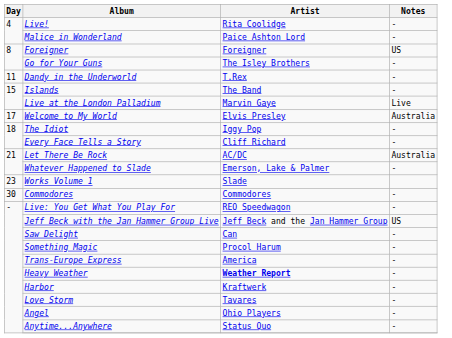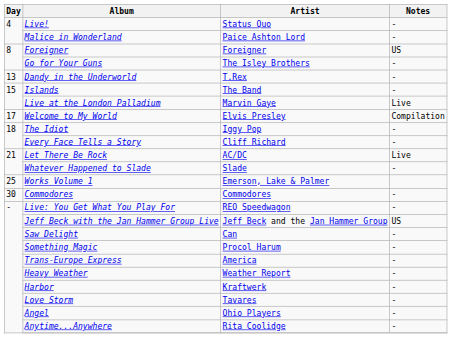(254, 24) Rita Coolidge -> (247, 24) Status Quo
(11, 77) 11 -> (11, 77) 13
(413, 116) Australia -> (418, 116) Compilation
(413, 155) Australia -> (401, 155) Live
(276, 169) Emerson, Lake & Palmer -> (235, 169) Slade
(11, 182) 23 -> (11, 182) 25
(235, 182) Slade -> (276, 182) Emerson, Lake & Palmer
(257, 274) bold -> (257, 274) normal
(247, 326) Status Quo -> (254, 326) Rita Coolidge
